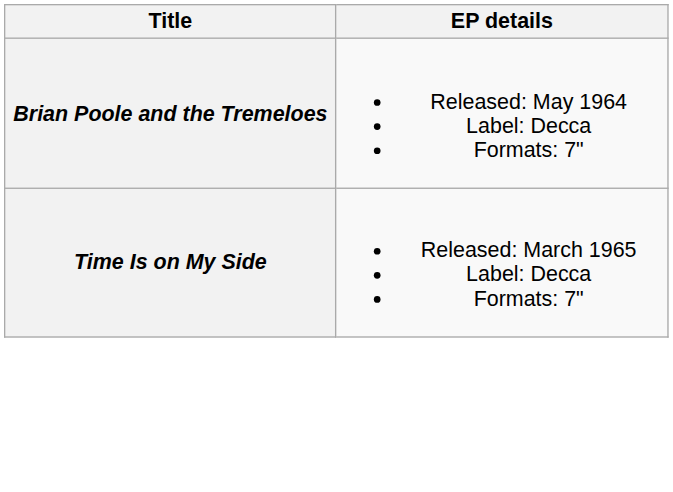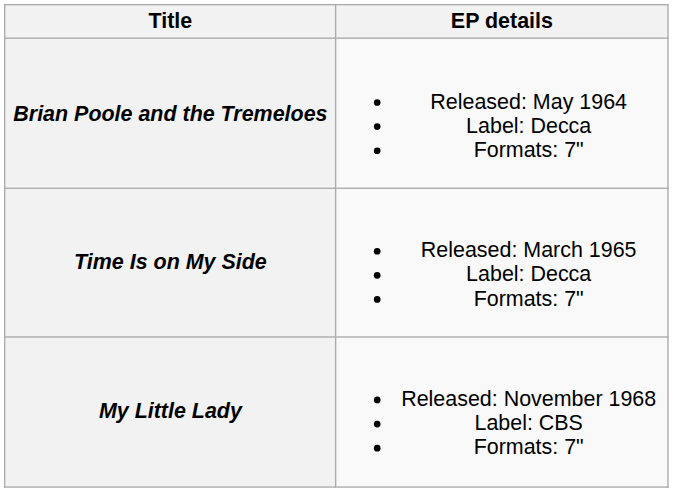+ row: (170, 411)
